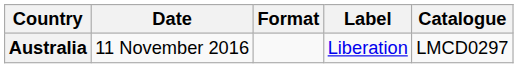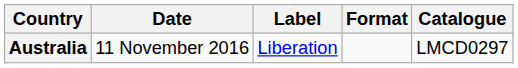columns swapped: (288, 18) <-> (368, 18)
